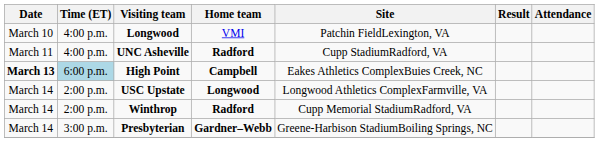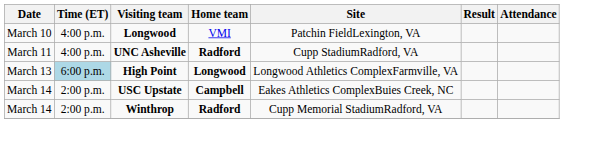(31, 71) bold -> (29, 71) normal
(233, 71) Campbell -> (220, 71) Longwood
(385, 71) Eakes Athletics ComplexBuies Creek, NC -> (356, 71) Longwood Athletics ComplexFarmville, VA
(233, 90) Longwood -> (220, 90) Campbell
(385, 90) Longwood Athletics ComplexFarmville, VA -> (356, 90) Eakes Athletics ComplexBuies Creek, NC
- row: (153, 128)
